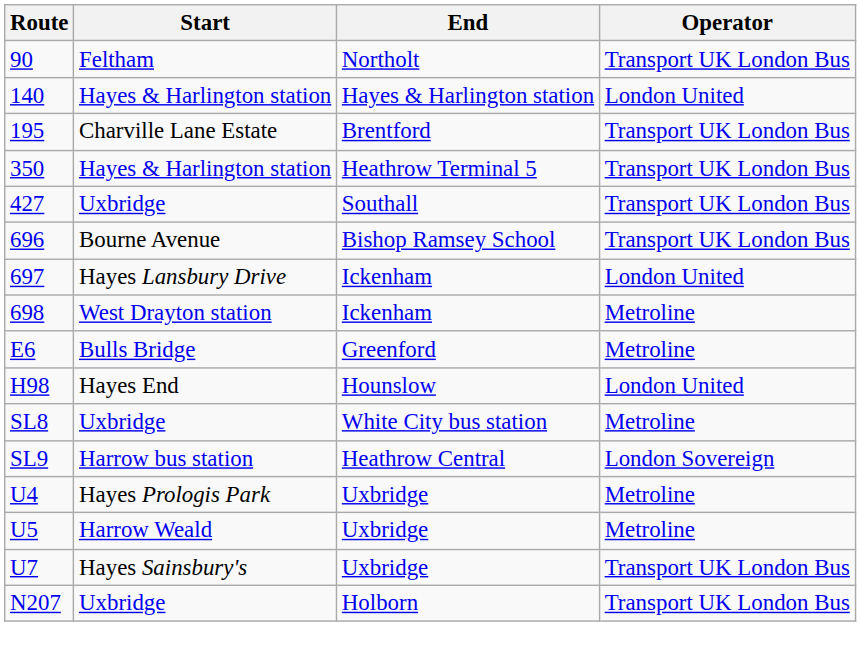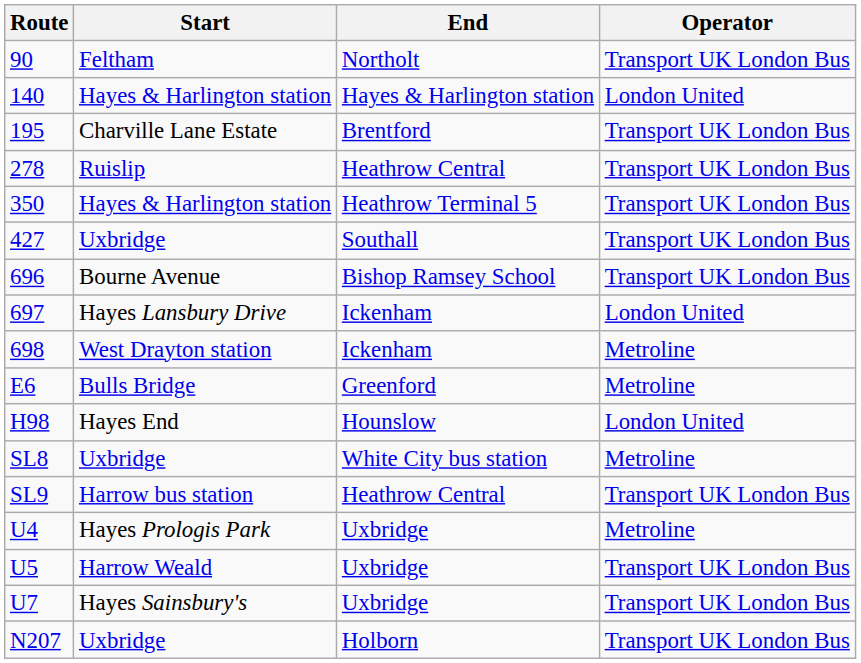+ row: (27, 167)
(690, 458) London Sovereign -> (727, 494) Transport UK London Bus
(650, 530) Metroline -> (727, 566) Transport UK London Bus
